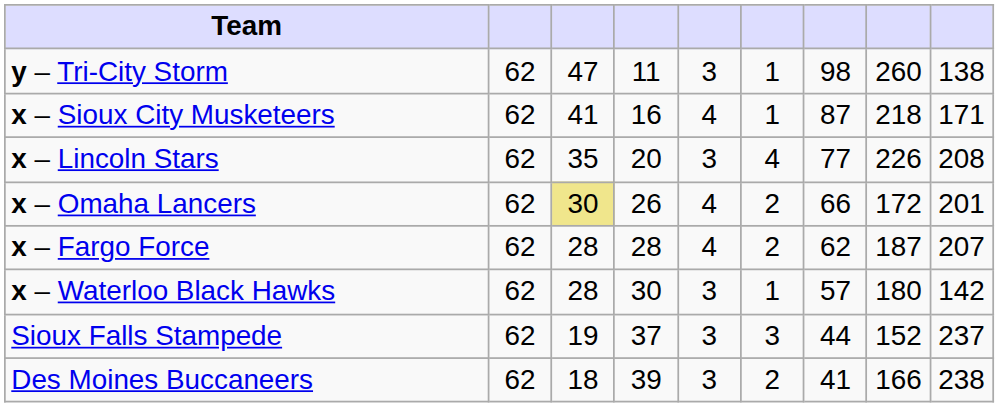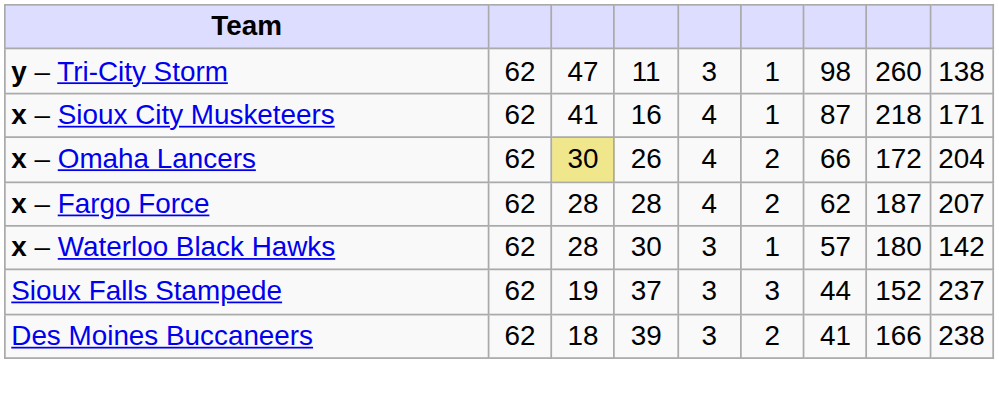- row: (115, 159)
(962, 203) 201 -> (962, 159) 204
